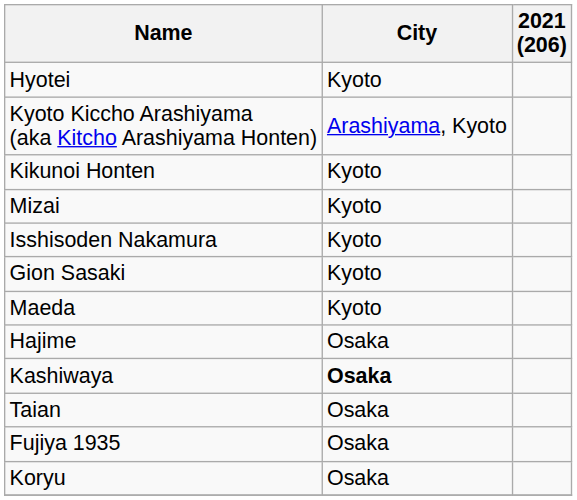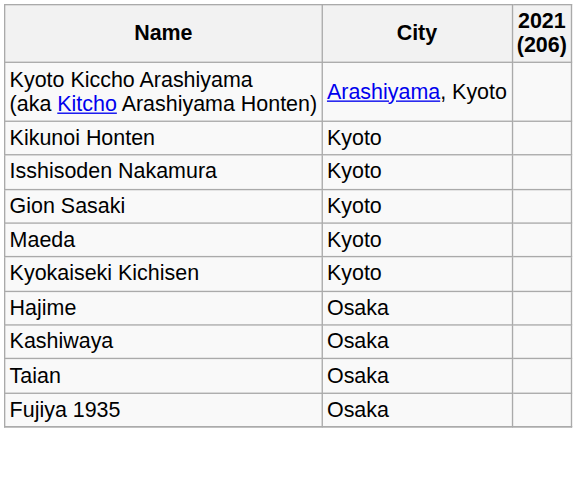- row: (40, 79)
- row: (35, 205)
+ row: (104, 273)
(359, 375) bold -> (358, 341) normal
- row: (38, 477)
